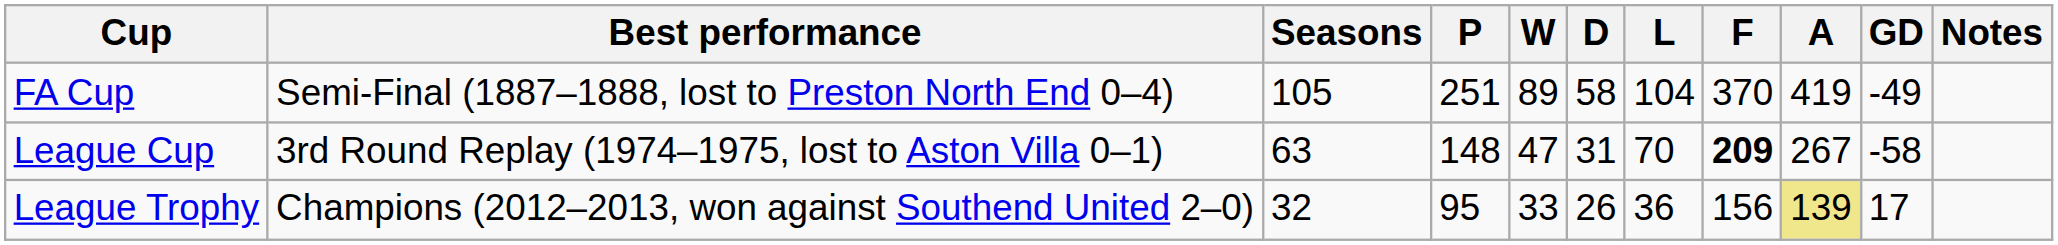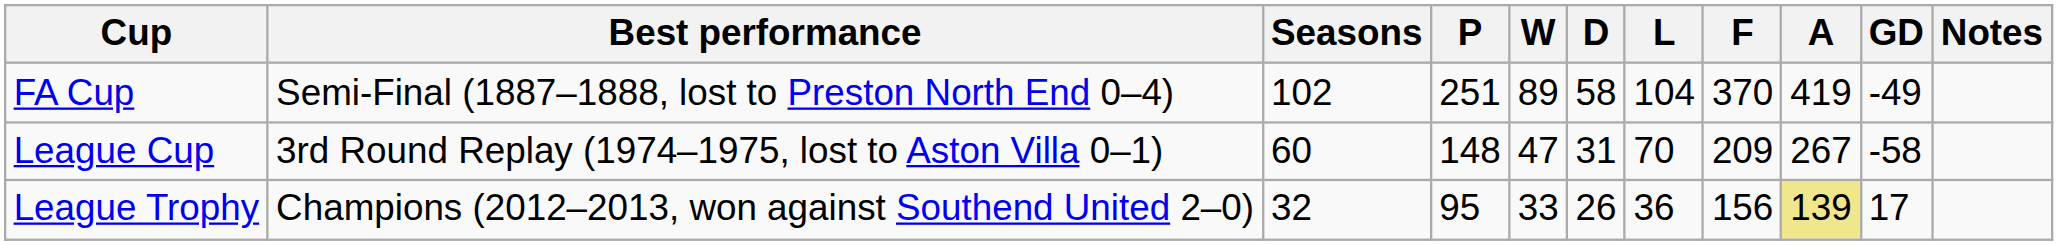(1302, 92) 105 -> (1302, 92) 102
(1291, 150) 63 -> (1291, 150) 60
(1743, 150) bold -> (1743, 150) normal
